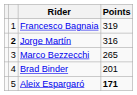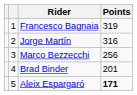(13, 41) bold -> (13, 41) normal
(110, 55) 265 -> (110, 55) 256
